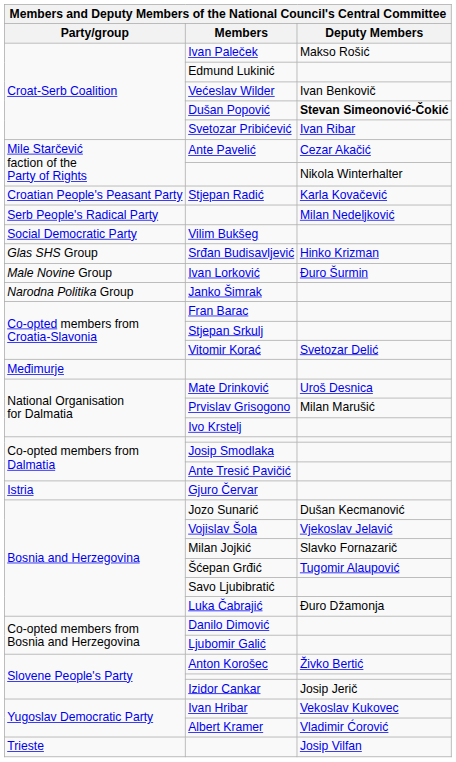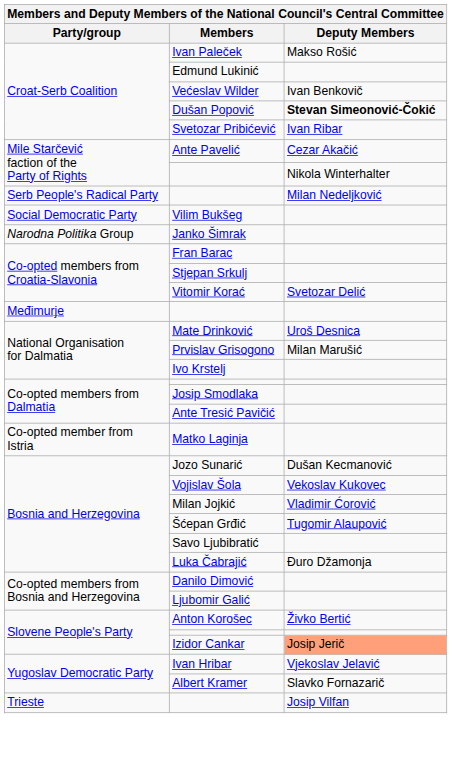- row: (95, 195)
- row: (52, 253)
- row: (60, 272)
- row: (20, 490)
+ row: (70, 439)
(346, 529) Vjekoslav Jelavić -> (336, 485) Vekoslav Kukovec
(349, 548) Slavko Fornazarič -> (331, 504) Vladimir Ćorović
(329, 689) no background -> (316, 644) lightsalmon background
(349, 708) Vekoslav Kukovec -> (333, 664) Vjekoslav Jelavić
(344, 727) Vladimir Ćorović -> (336, 683) Slavko Fornazarič
